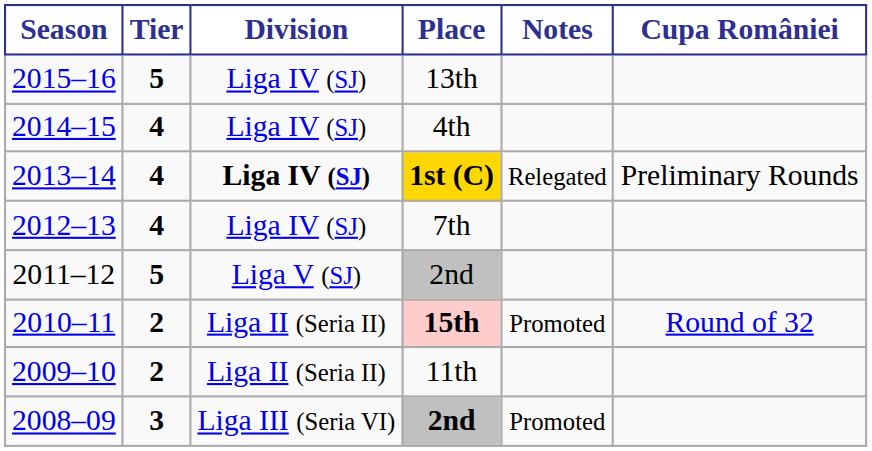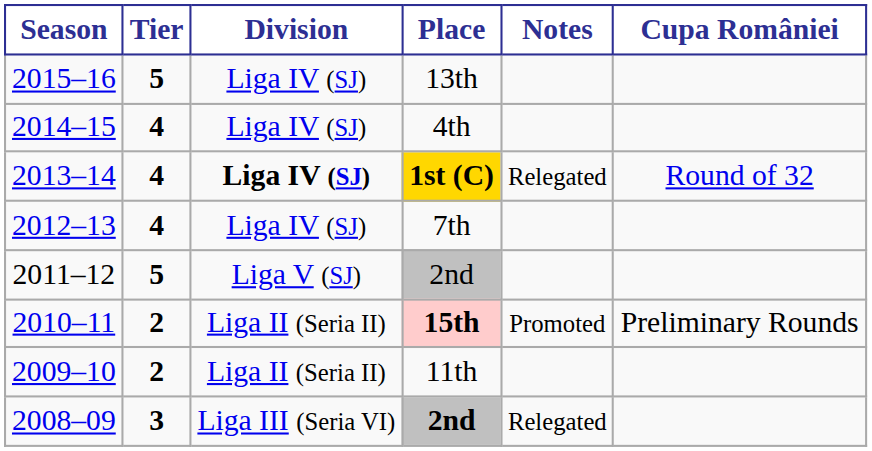(740, 176) Preliminary Rounds -> (740, 176) Round of 32
(740, 322) Round of 32 -> (740, 322) Preliminary Rounds
(557, 422) Promoted -> (557, 422) Relegated
